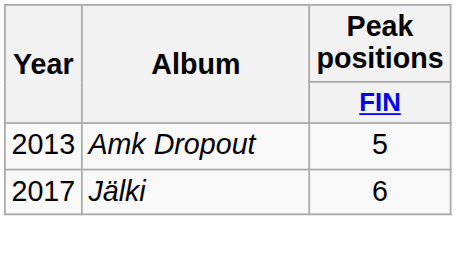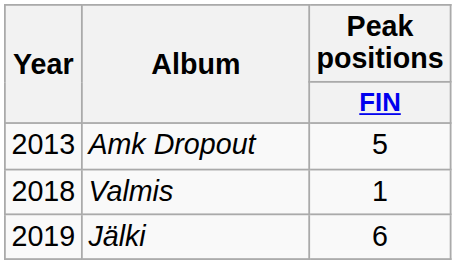+ row: (131, 190)
(43, 190) 2017 -> (43, 236) 2019
